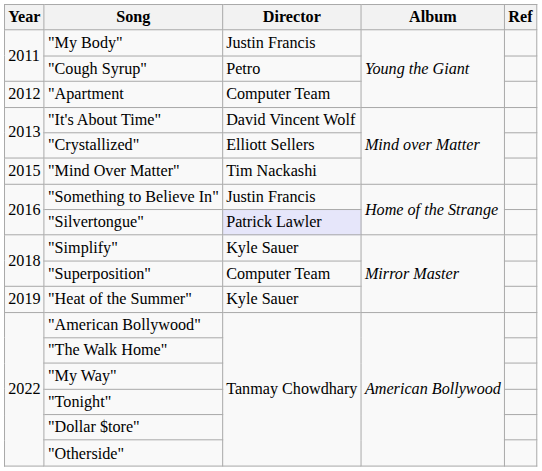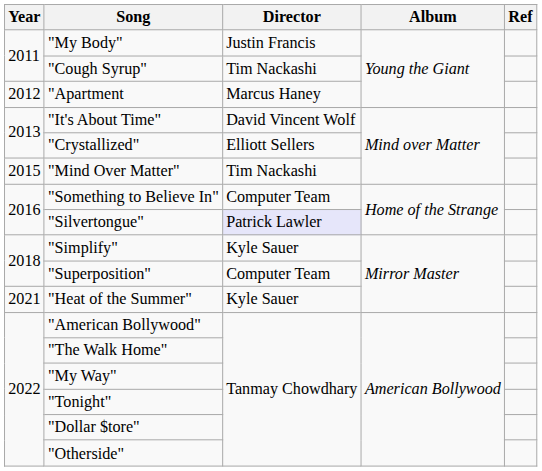(243, 68) Petro -> (271, 68) Tim Nackashi
(278, 94) Computer Team -> (274, 94) Marcus Haney
(271, 196) Justin Francis -> (278, 196) Computer Team
(24, 299) 2019 -> (24, 299) 2021
